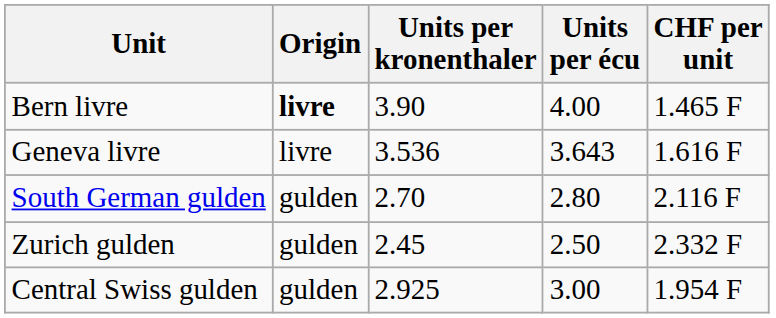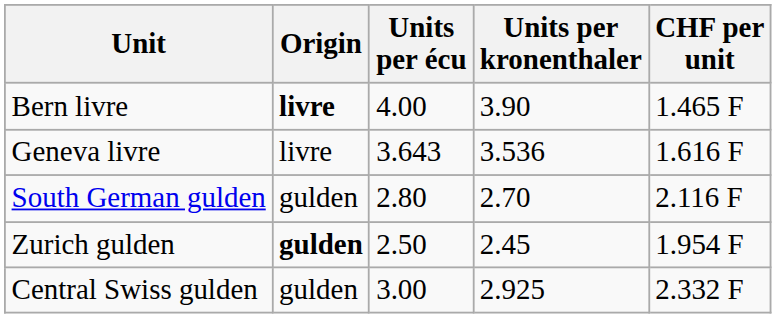columns swapped: (595, 43) <-> (455, 43)
(319, 243) normal -> (321, 243) bold
(698, 243) 2.332 F -> (699, 243) 1.954 F
(698, 289) 1.954 F -> (699, 289) 2.332 F
